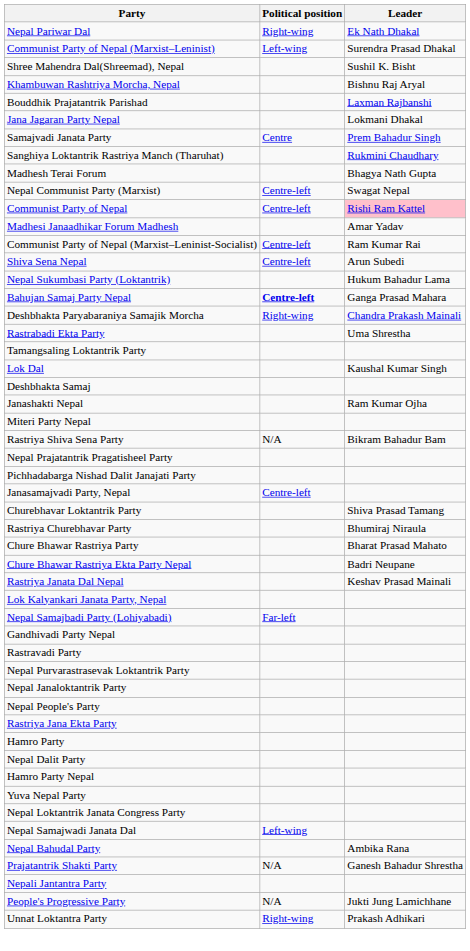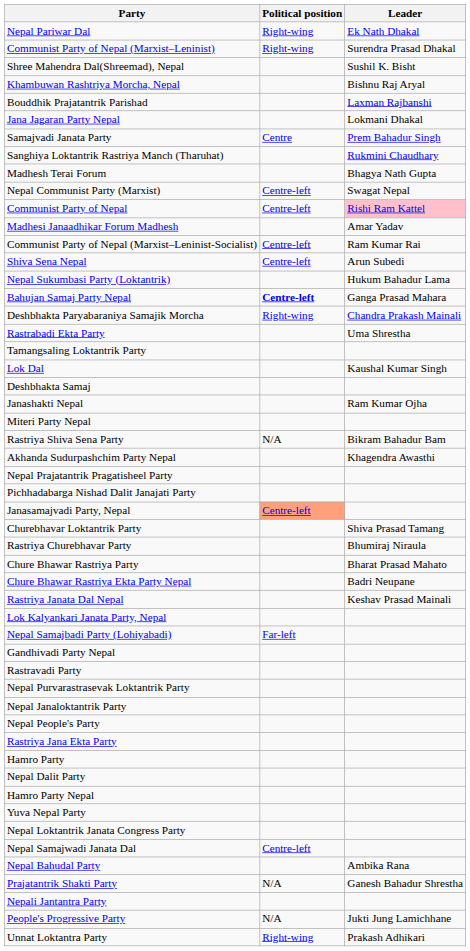(285, 48) Left-wing -> (288, 48) Right-wing
+ row: (91, 457)
(286, 492) no background -> (286, 510) lightsalmon background
(285, 830) Left-wing -> (286, 848) Centre-left
